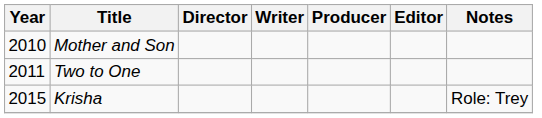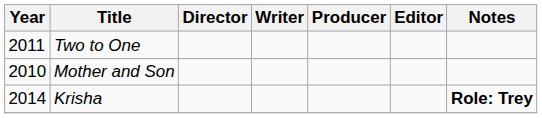rows swapped: (114, 44) <-> (97, 71)
(27, 98) 2015 -> (27, 98) 2014
(490, 98) normal -> (492, 98) bold
